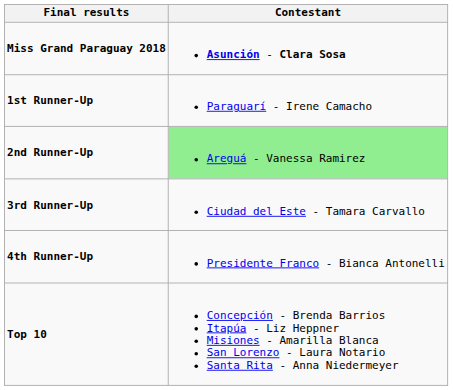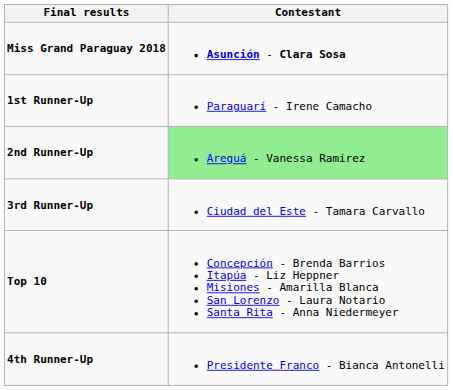rows swapped: (50, 257) <-> (27, 334)
